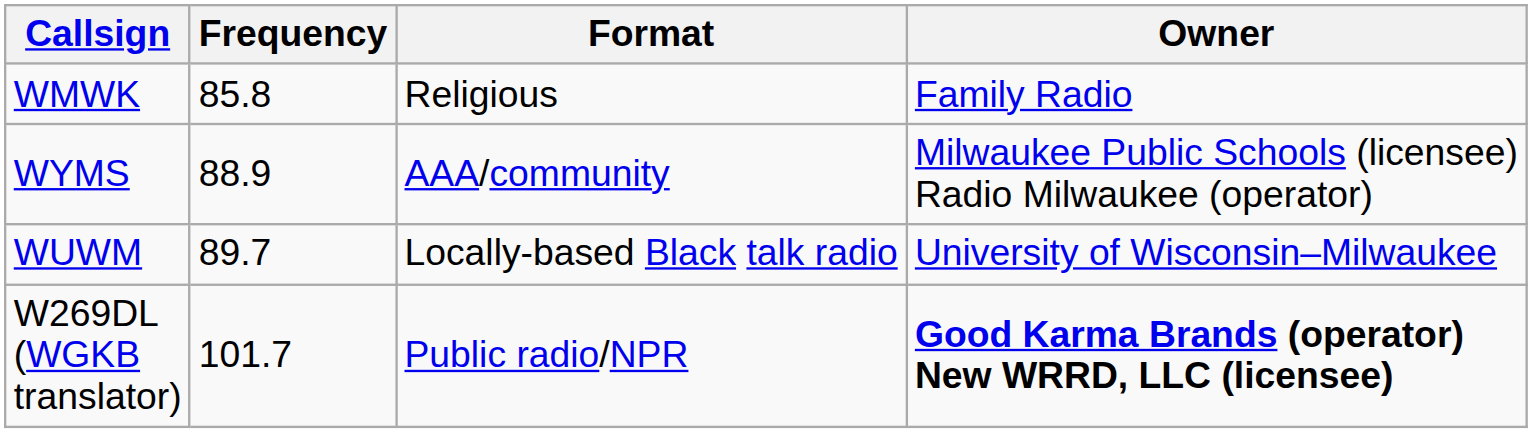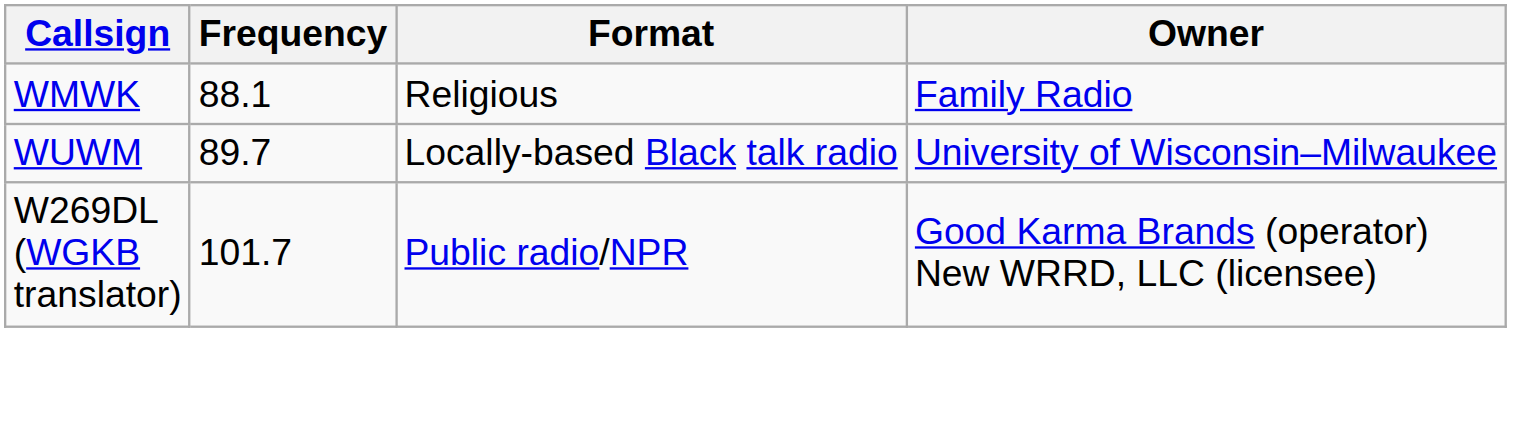(235, 93) 85.8 -> (235, 93) 88.1
- row: (72, 173)
(1189, 354) bold -> (1172, 253) normal
